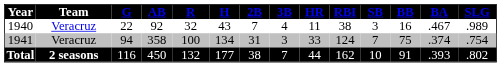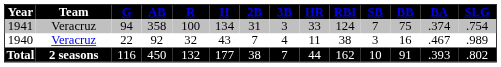rows swapped: (20, 26) <-> (20, 40)
